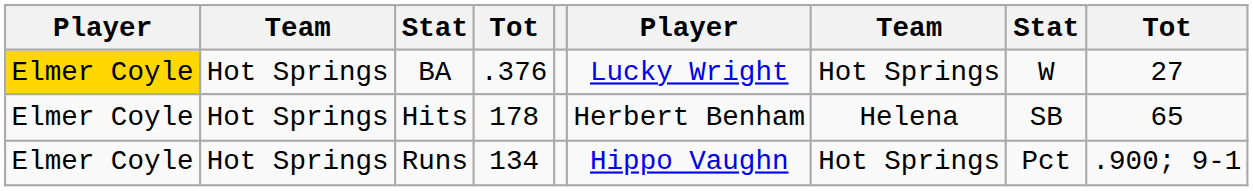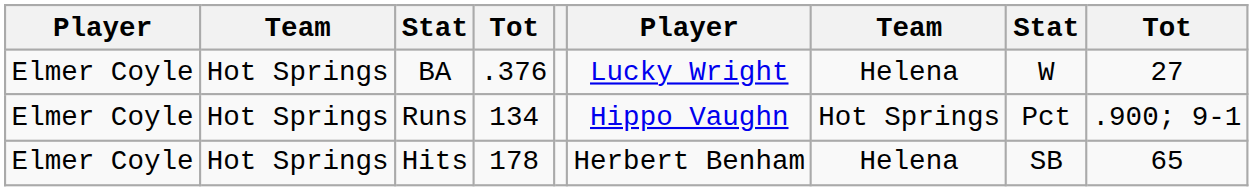(103, 72) gold background -> (103, 72) no background
(909, 72) Hot Springs -> (909, 72) Helena
rows swapped: (435, 162) <-> (435, 117)
